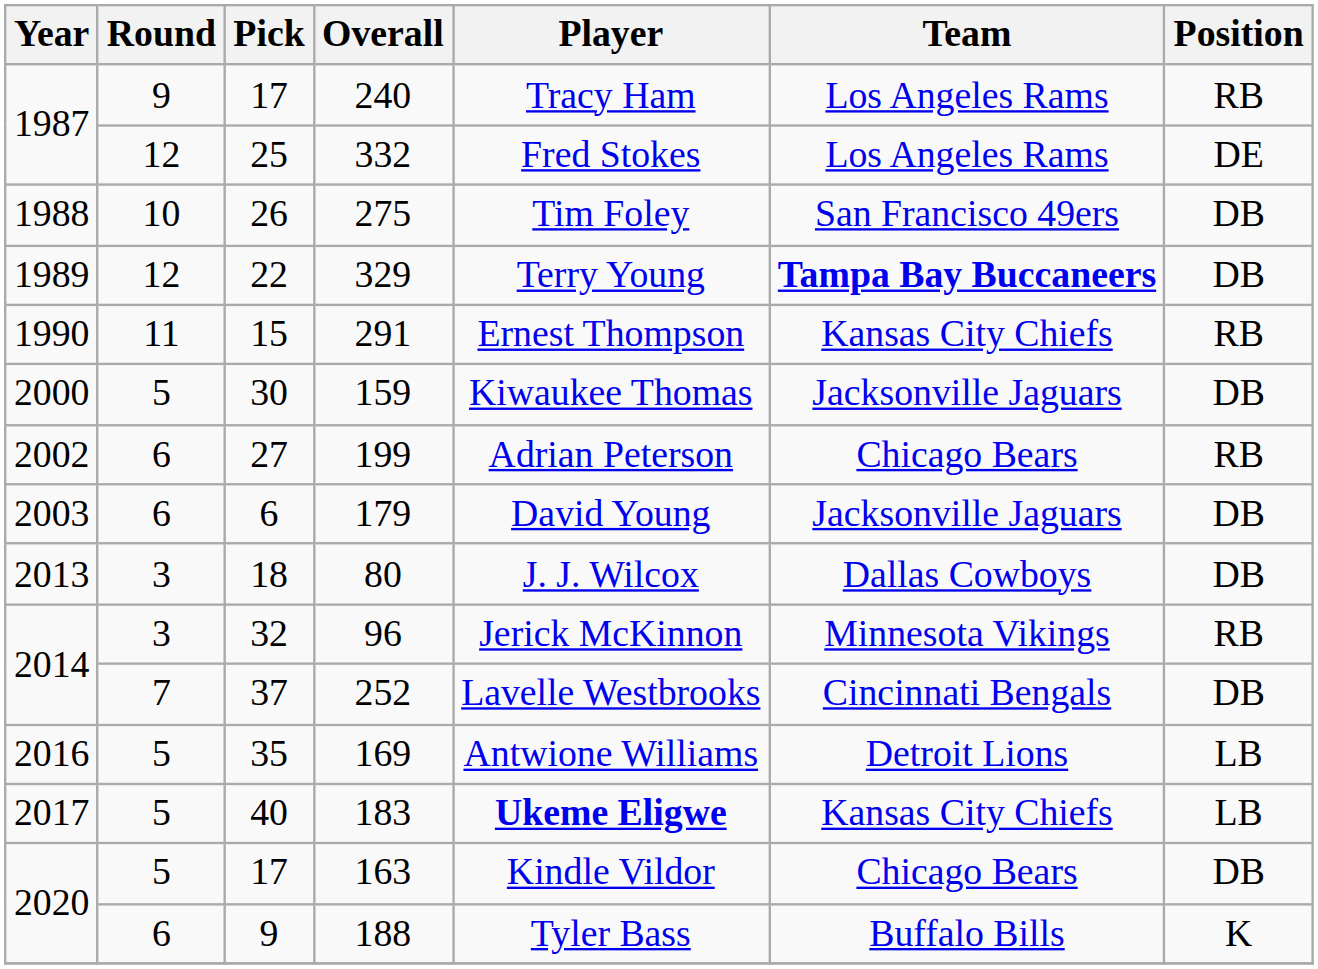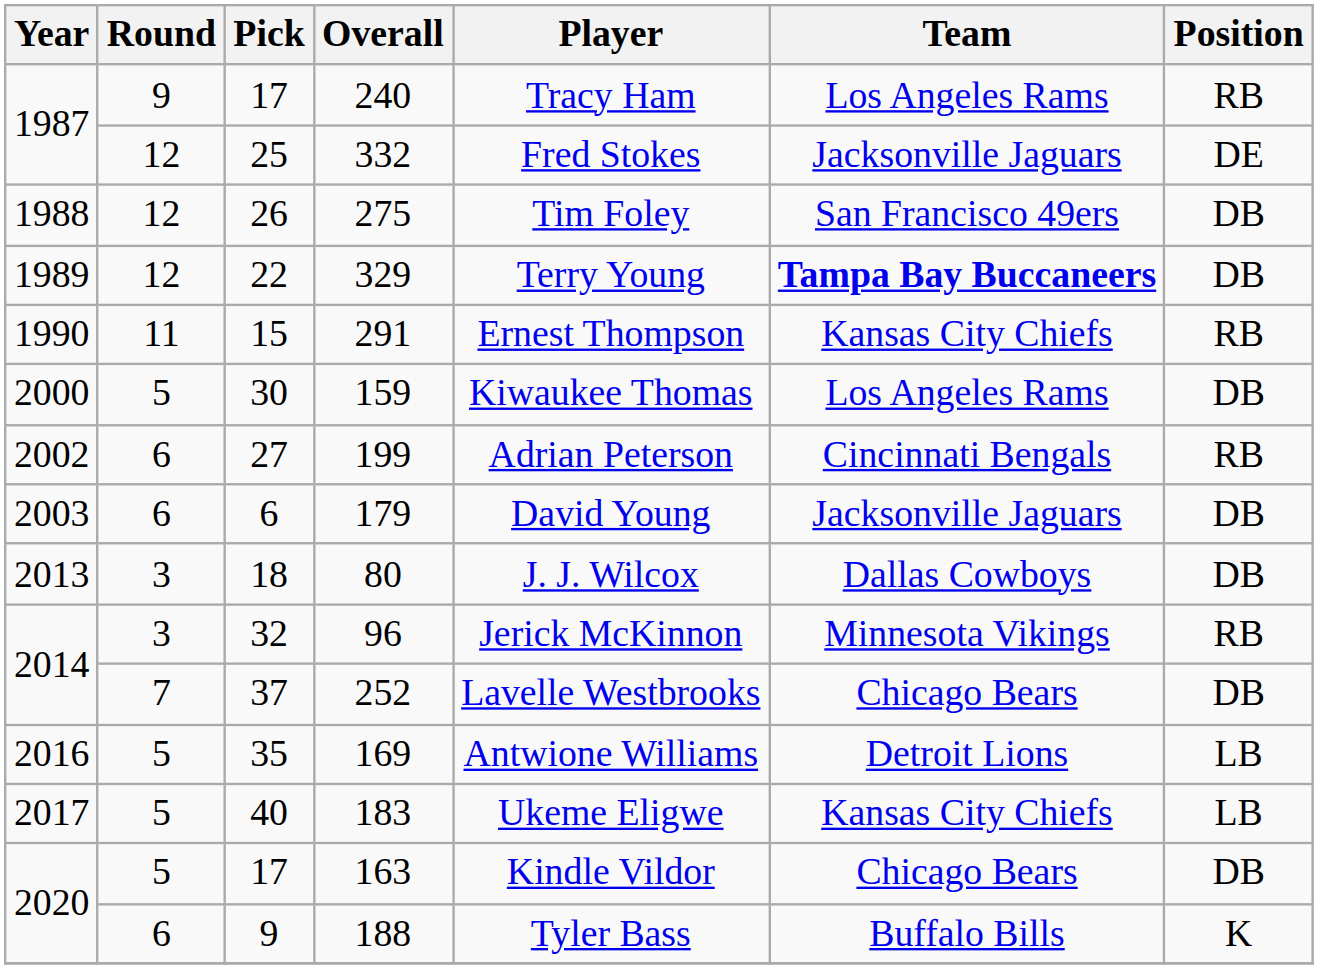(967, 154) Los Angeles Rams -> (967, 154) Jacksonville Jaguars
(161, 214) 10 -> (161, 214) 12
(967, 393) Jacksonville Jaguars -> (967, 393) Los Angeles Rams
(967, 453) Chicago Bears -> (967, 453) Cincinnati Bengals
(967, 693) Cincinnati Bengals -> (967, 693) Chicago Bears
(611, 812) bold -> (611, 812) normal
